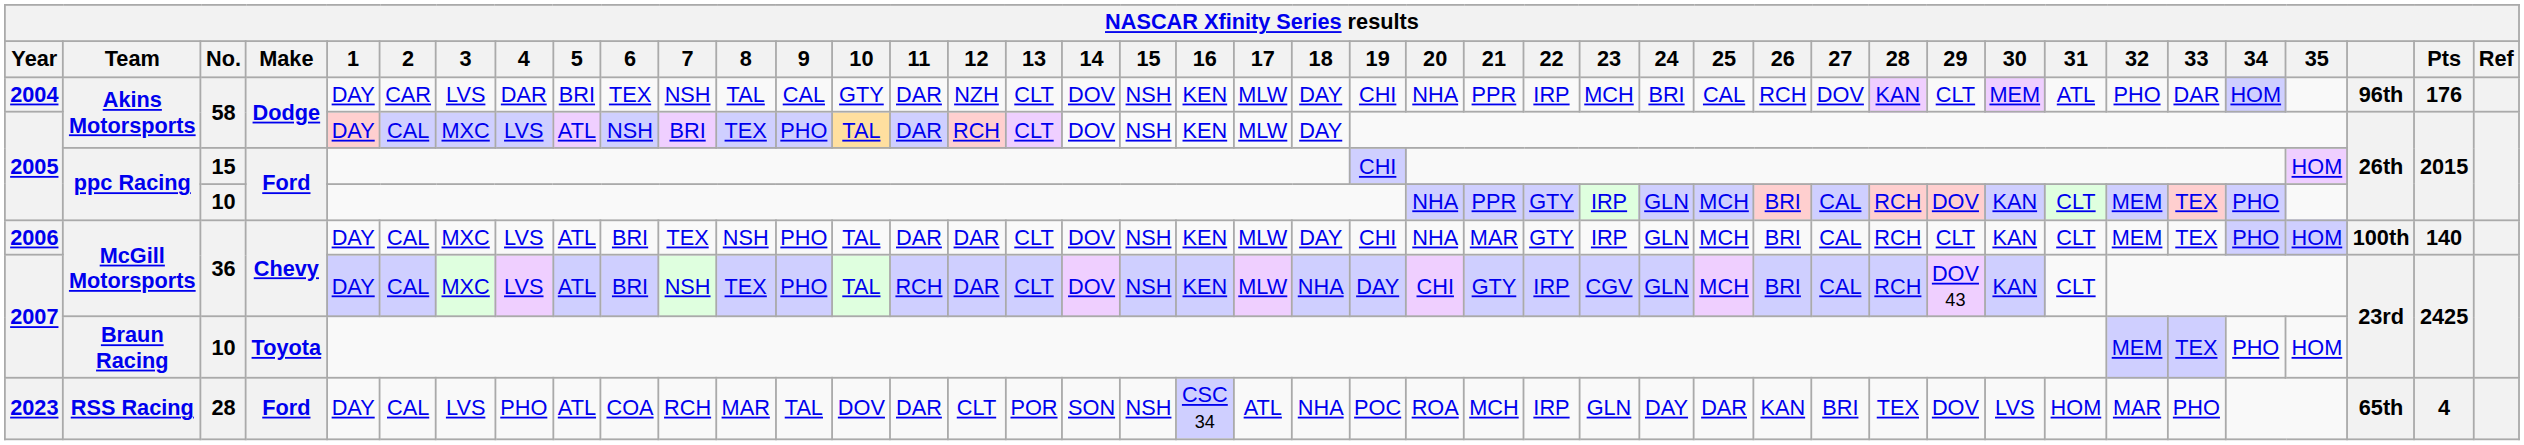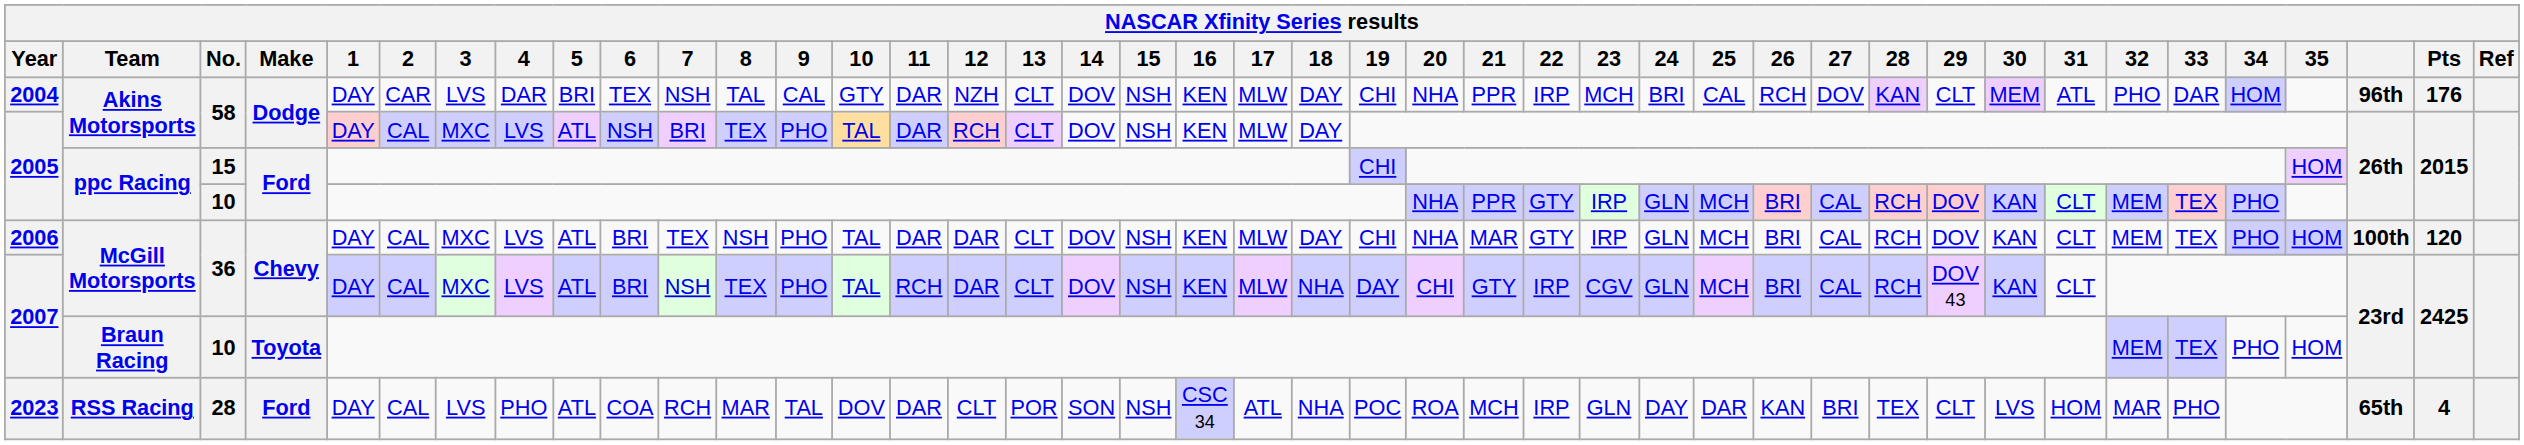(1955, 238) CLT -> (1955, 238) DOV
(2444, 238) 140 -> (2444, 238) 120
(1955, 408) DOV -> (1955, 408) CLT
